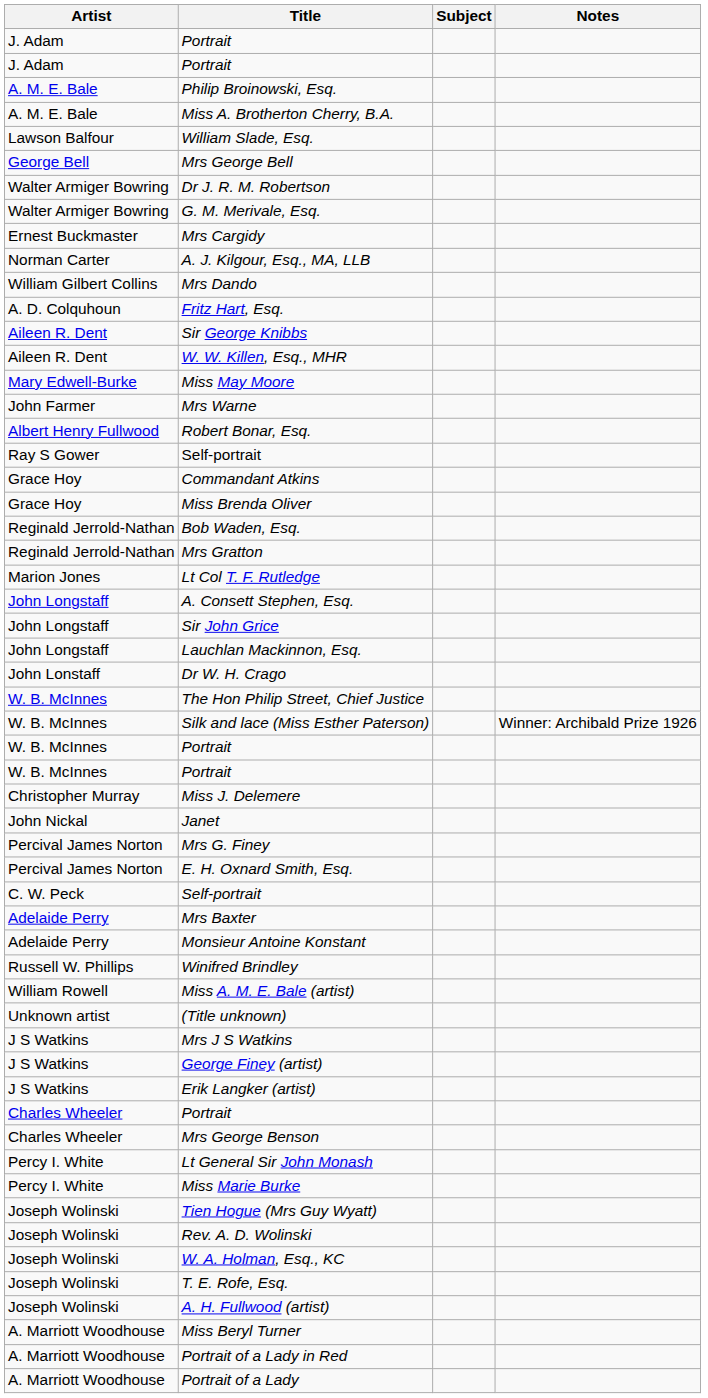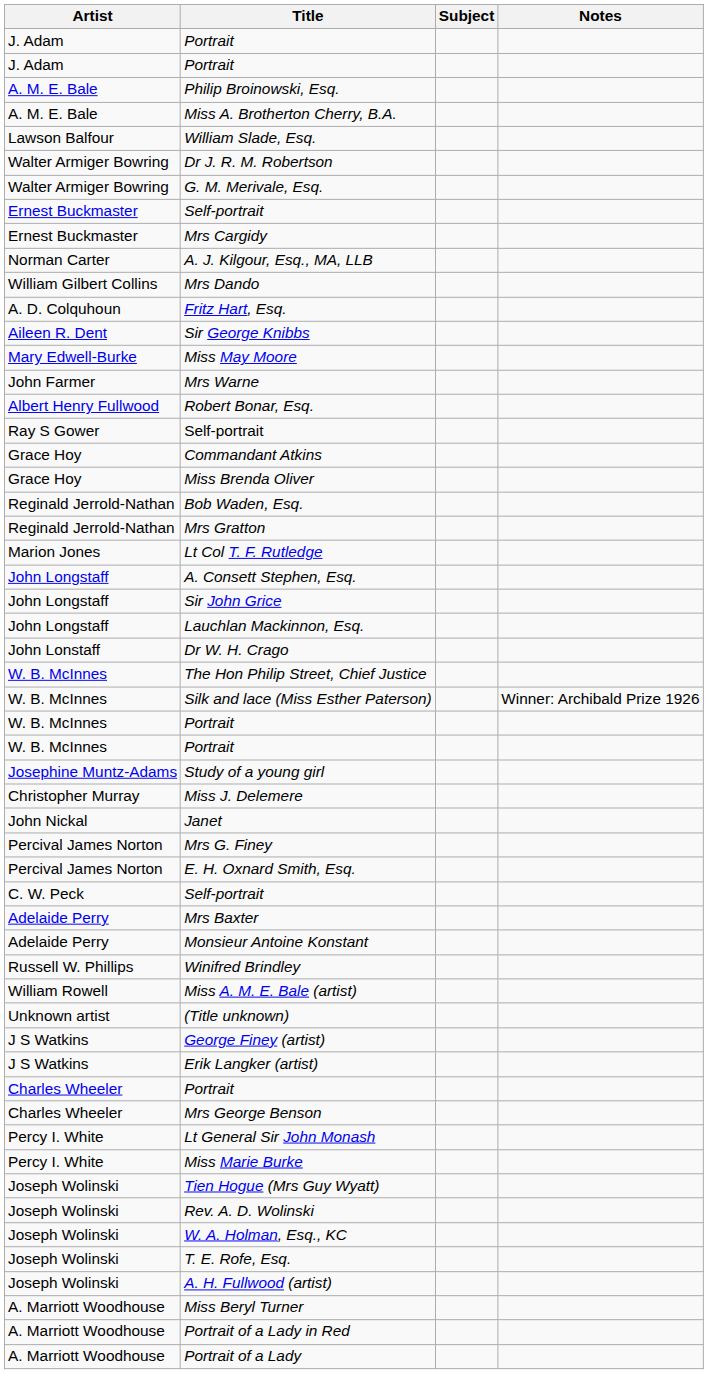- row: (49, 162)
+ row: (73, 211)
- row: (58, 357)
+ row: (93, 771)
- row: (48, 1039)
